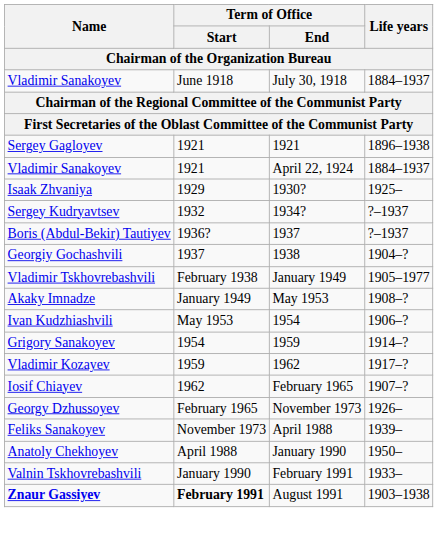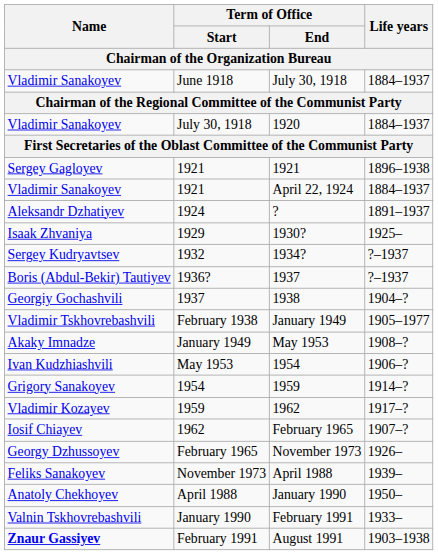+ row: (286, 124)
+ row: (275, 211)
(220, 495) bold -> (217, 539) normal
